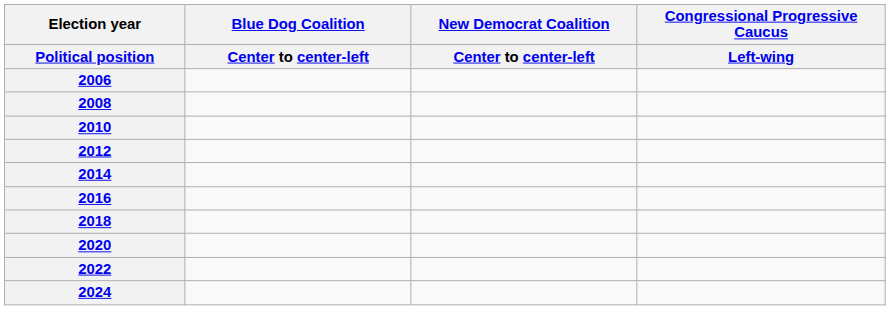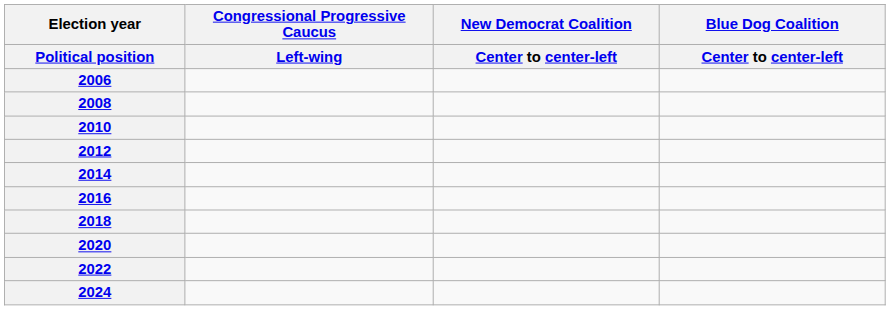columns swapped: (298, 56) <-> (761, 56)
